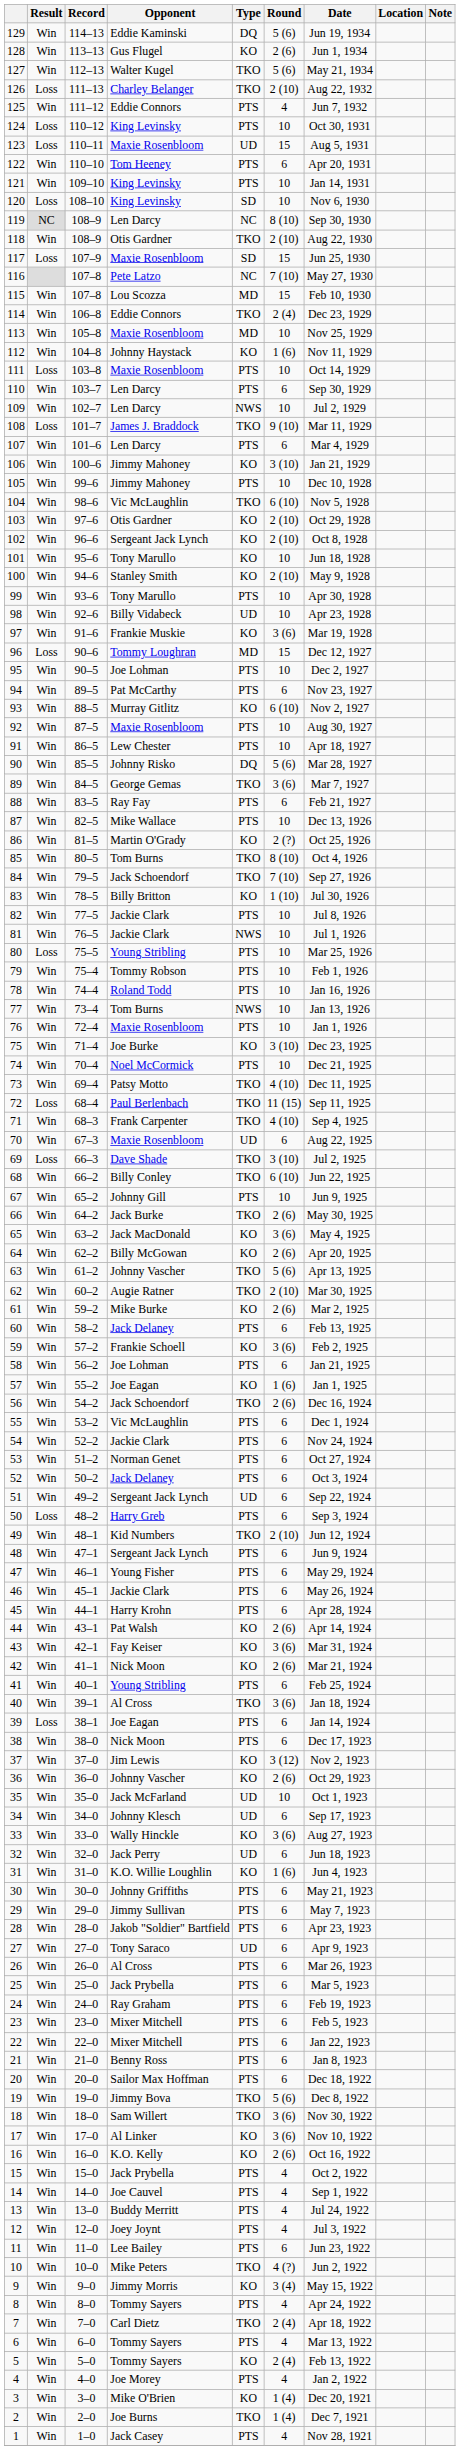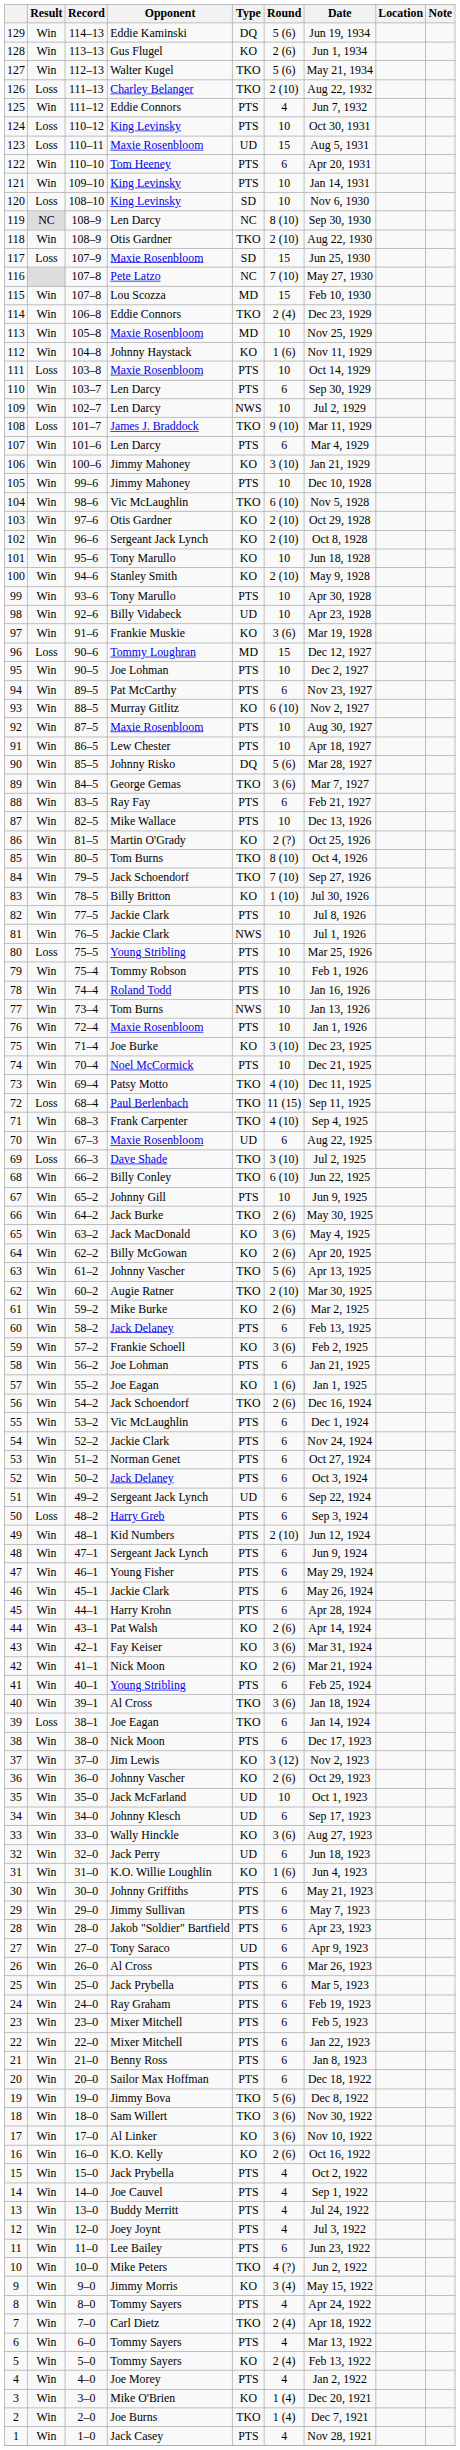(248, 1534) TKO -> (248, 1534) PTS
(248, 1722) PTS -> (248, 1722) TKO
